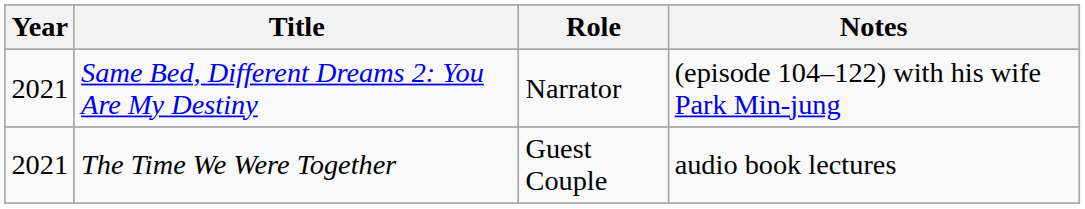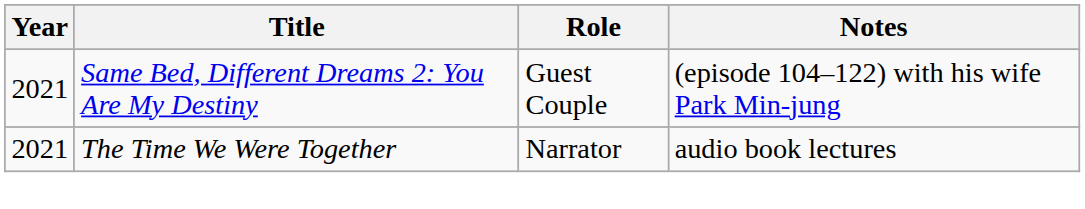(573, 87) Narrator -> (566, 87) Guest Couple
(566, 164) Guest Couple -> (573, 148) Narrator
